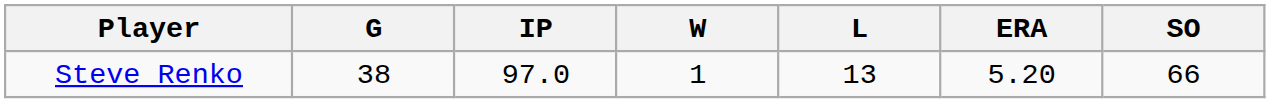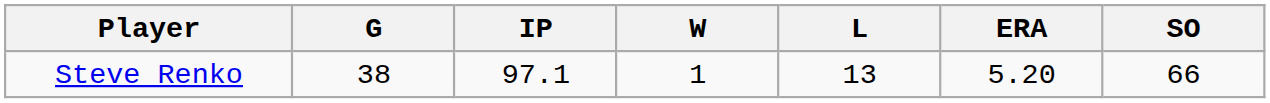(536, 75) 97.0 -> (536, 75) 97.1
